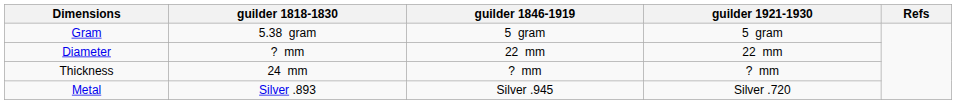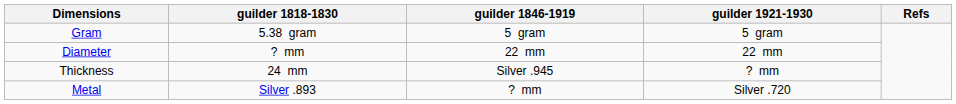(525, 71) ? mm -> (525, 71) Silver .945
(525, 90) Silver .945 -> (525, 90) ? mm
